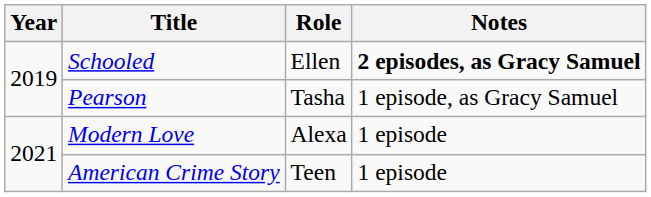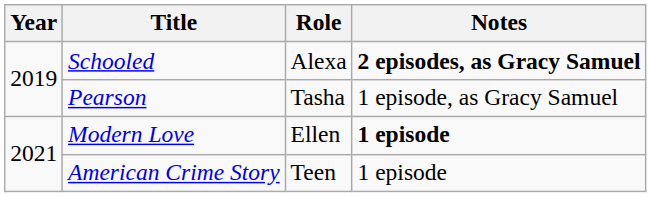(315, 60) Ellen -> (319, 60) Alexa
(319, 135) Alexa -> (315, 135) Ellen
(402, 135) normal -> (404, 135) bold
